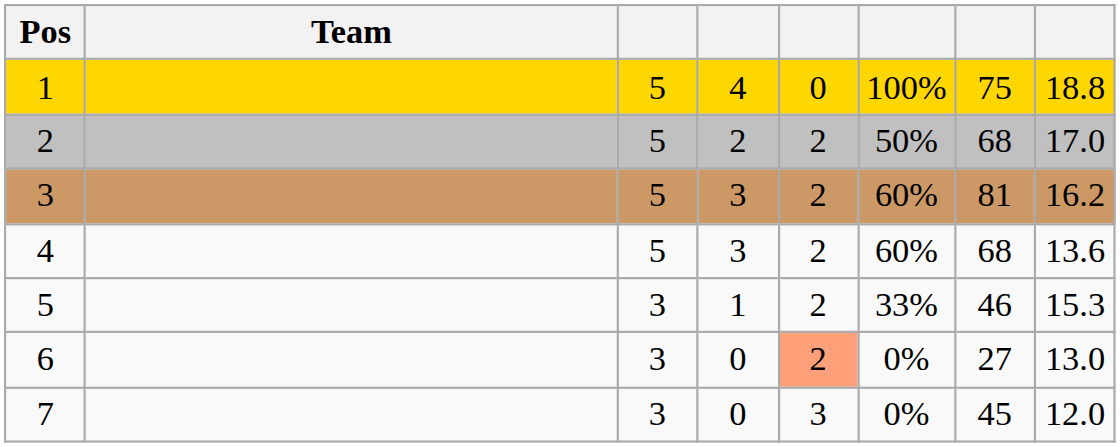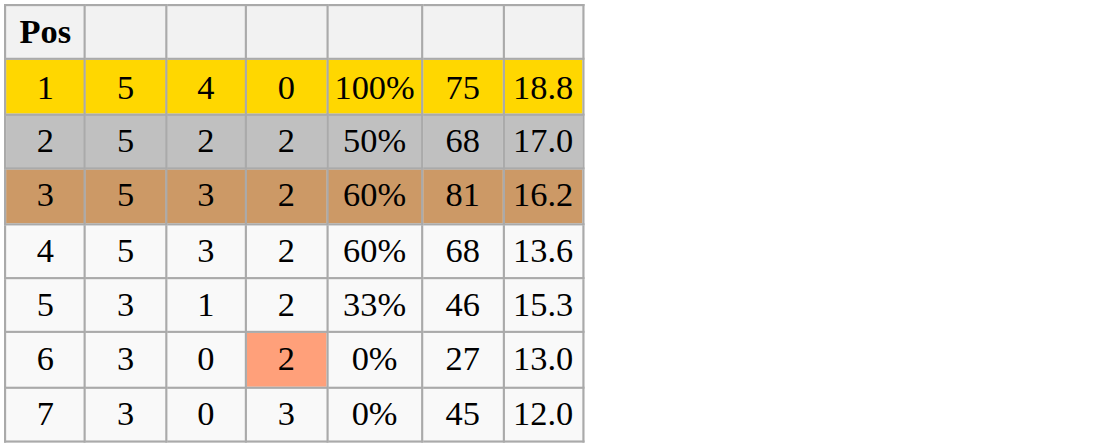- column: (351, 31)
